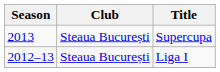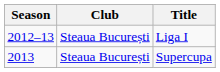rows swapped: (172, 57) <-> (184, 36)
